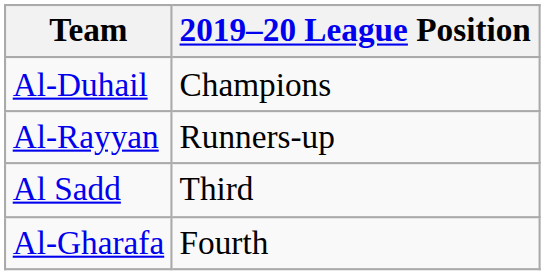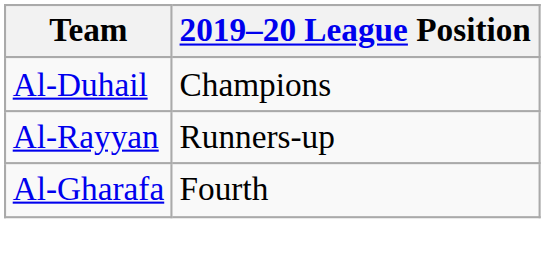- row: (67, 189)
